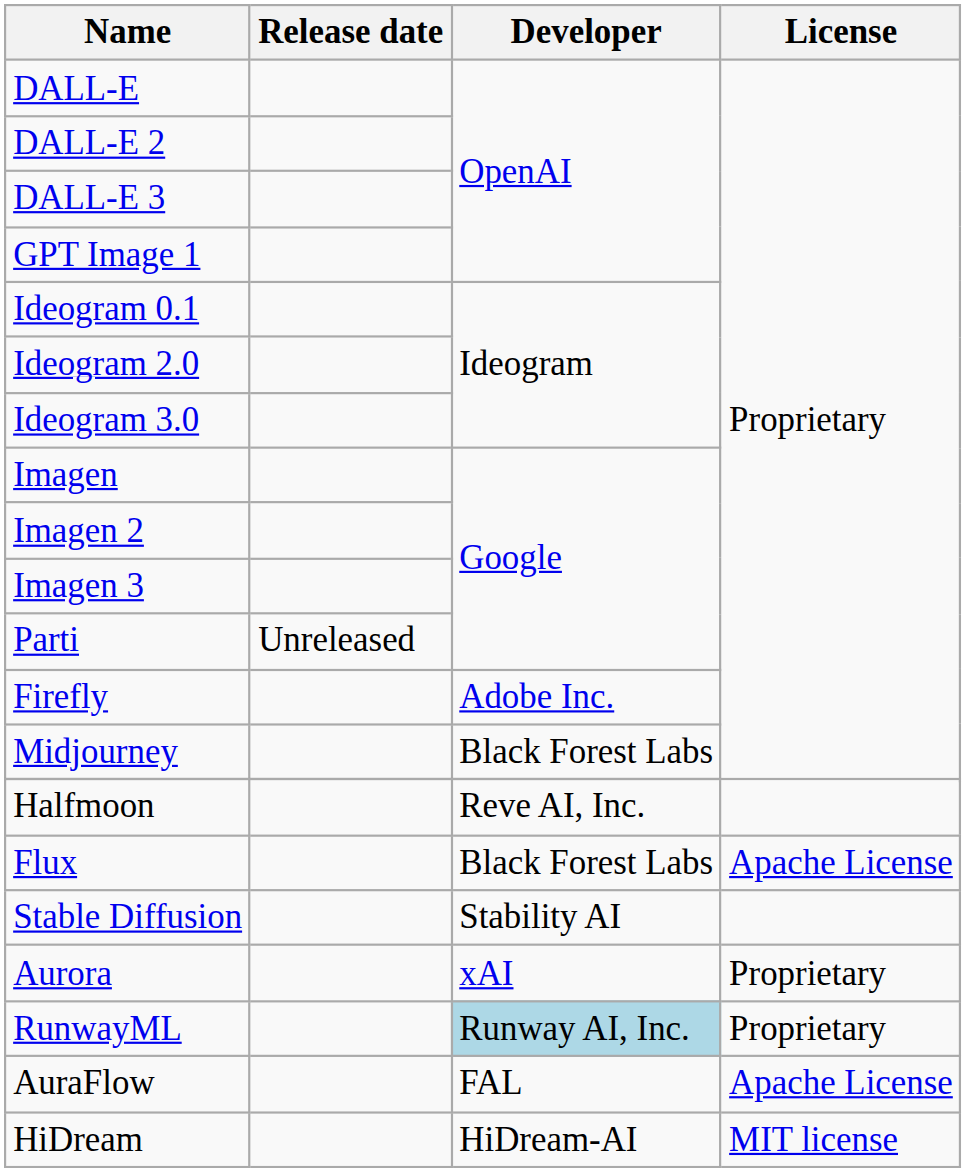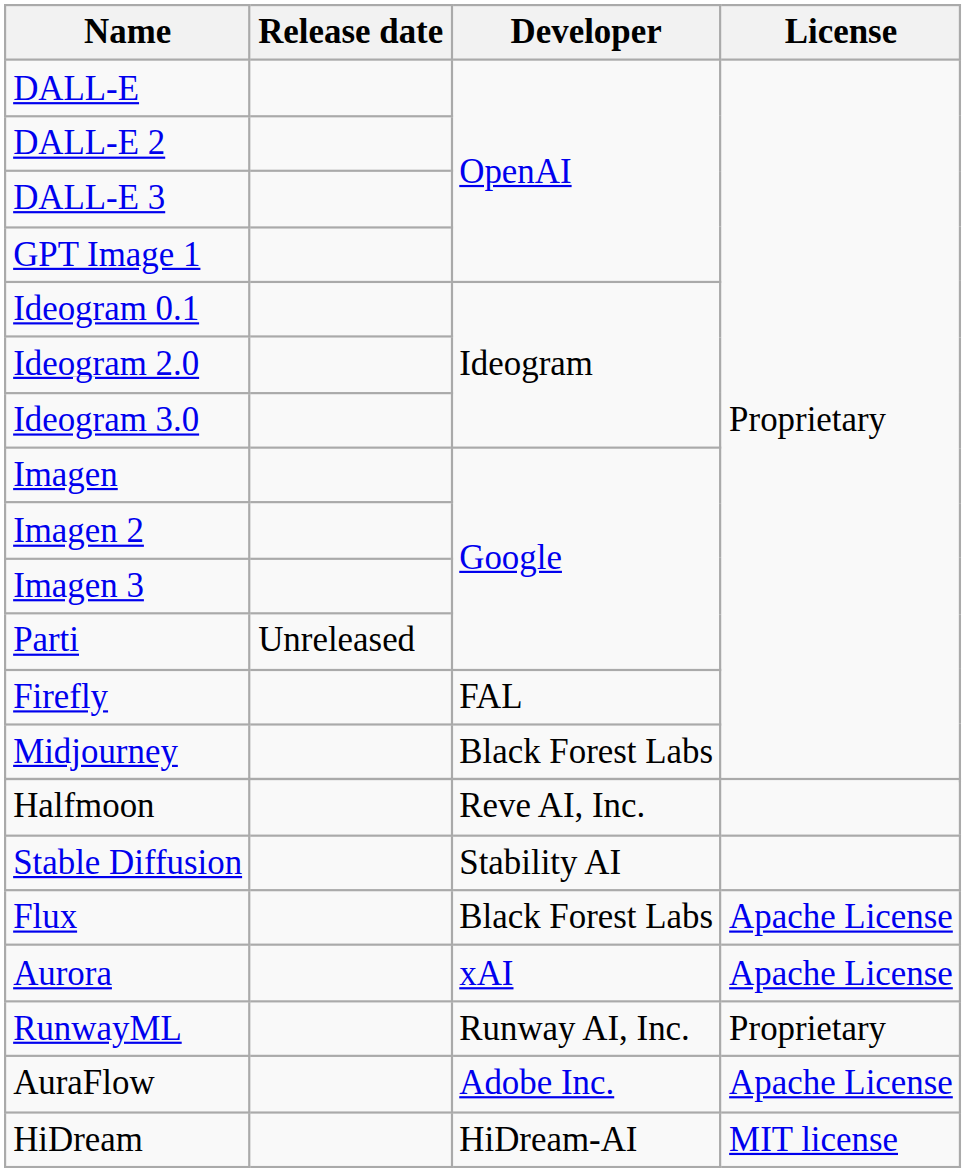(537, 695) Adobe Inc. -> (491, 695) FAL
rows swapped: (128, 917) <-> (45, 861)
(808, 972) Proprietary -> (841, 972) Apache License
(575, 1027) lightblue background -> (575, 1027) no background
(491, 1083) FAL -> (537, 1083) Adobe Inc.
